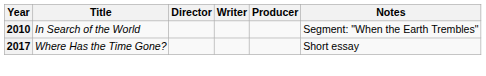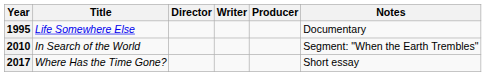+ row: (19, 29)
